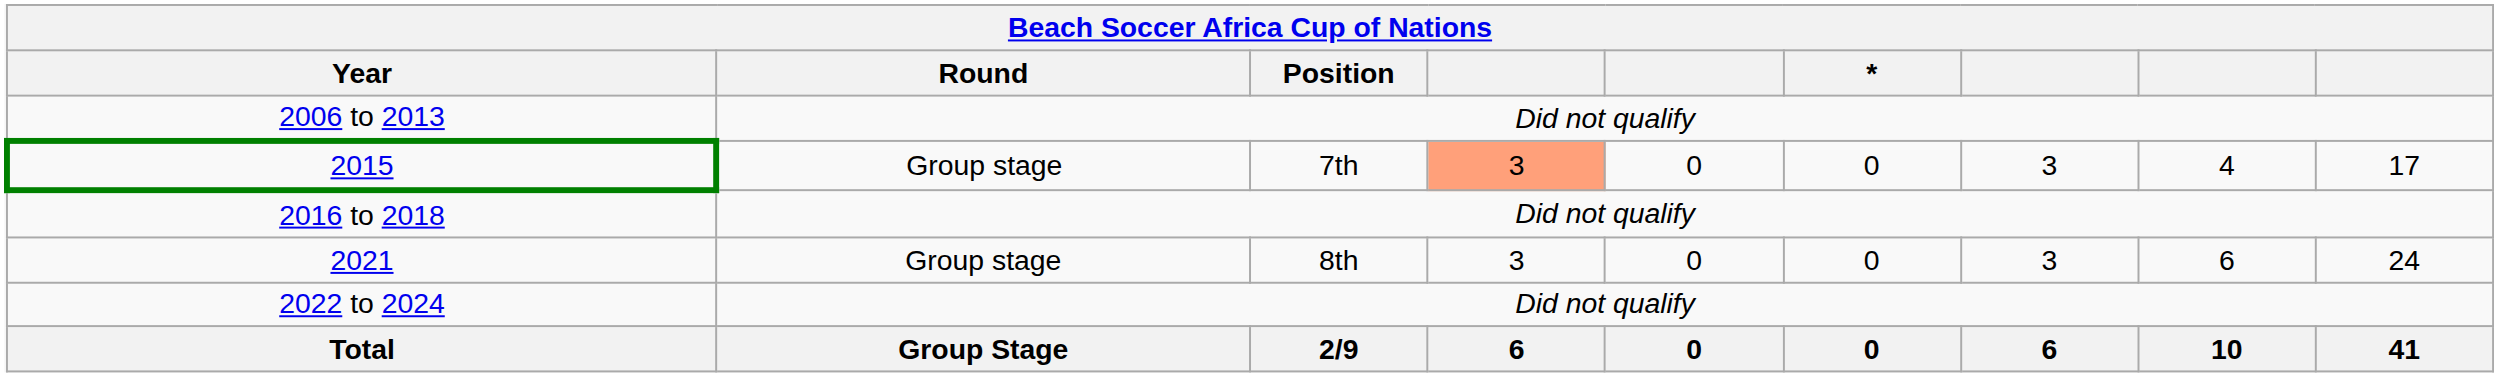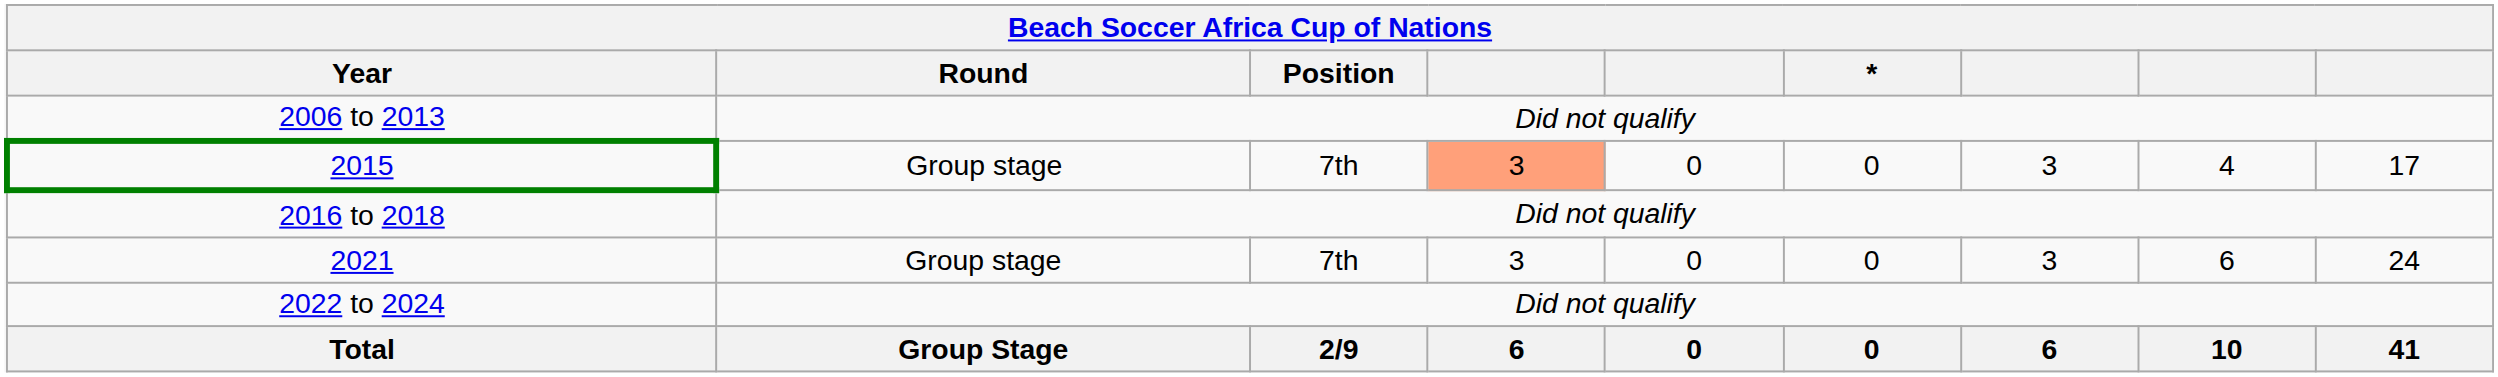(1339, 260) 8th -> (1339, 260) 7th
